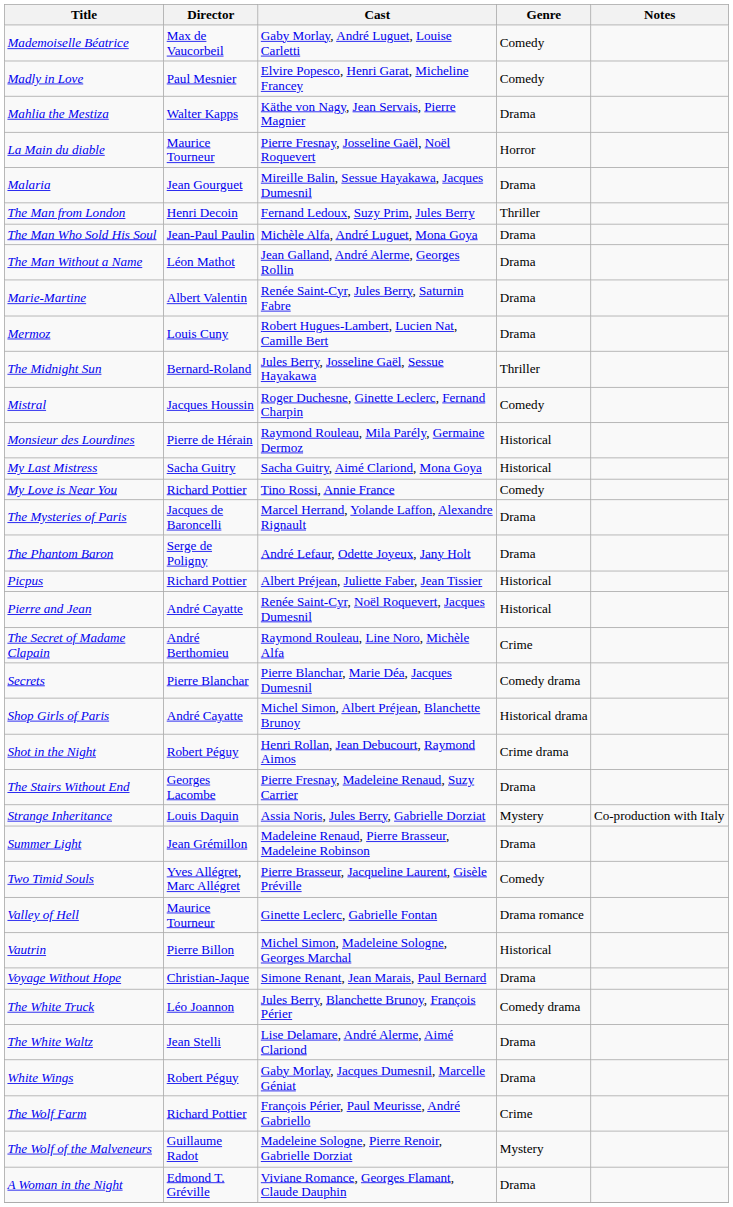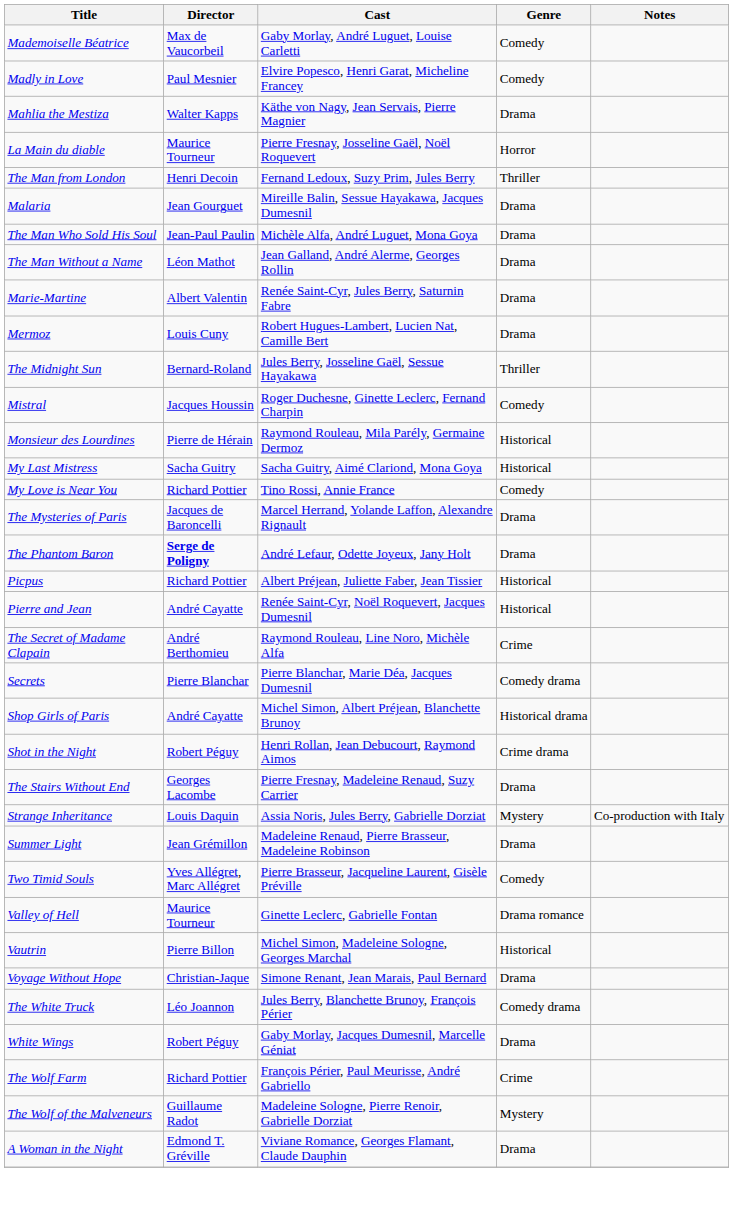rows swapped: (29, 185) <-> (66, 213)
(189, 553) normal -> (191, 553) bold
- row: (50, 1042)
